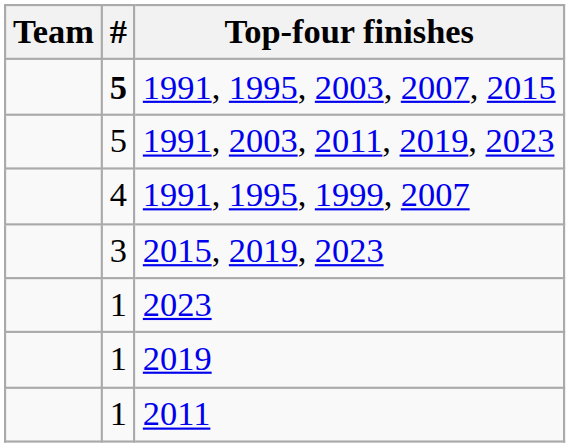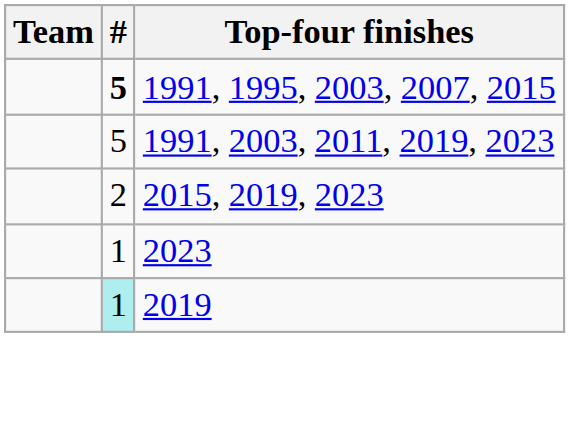- row: (306, 195)
(118, 250) 3 -> (118, 195) 2
(118, 359) no background -> (118, 304) paleturquoise background
- row: (177, 413)
